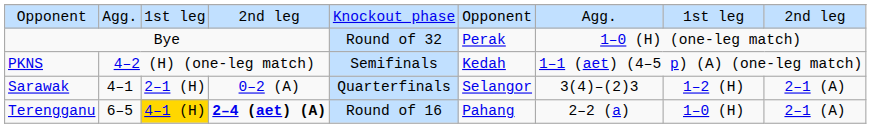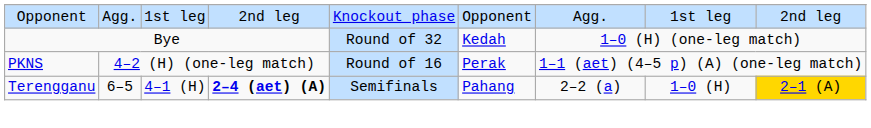(484, 40) Perak -> (484, 40) Kedah
(394, 64) Semifinals -> (394, 64) Round of 16
(484, 64) Kedah -> (484, 64) Perak
- row: (39, 88)
(175, 111) gold background -> (175, 88) no background
(394, 111) Round of 16 -> (394, 88) Semifinals
(815, 111) no background -> (811, 88) gold background
